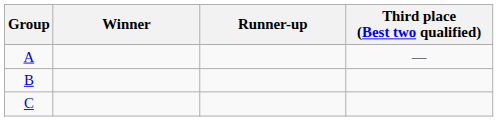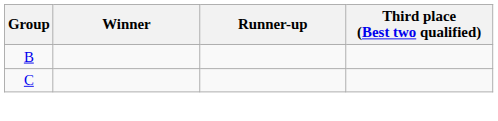- row: (29, 56)
